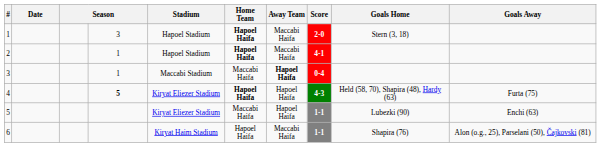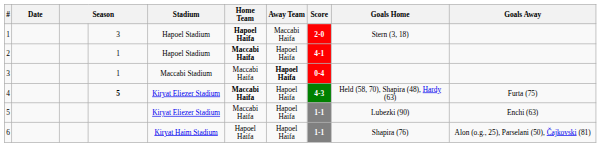(245, 54) Hapoel Haifa -> (245, 54) Maccabi Haifa
(287, 54) Maccabi Haifa -> (287, 54) Hapoel Haifa
(245, 93) Hapoel Haifa -> (245, 93) Maccabi Haifa
(287, 132) Maccabi Haifa -> (287, 132) Hapoel Haifa
